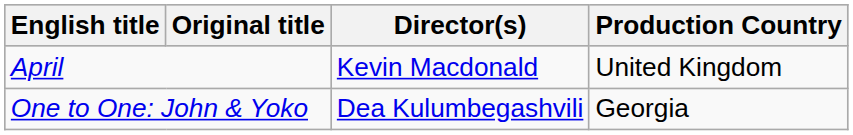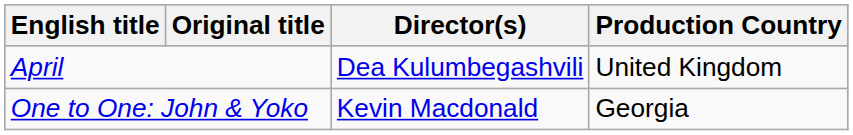(437, 66) Kevin Macdonald -> (460, 66) Dea Kulumbegashvili
(460, 108) Dea Kulumbegashvili -> (437, 108) Kevin Macdonald
